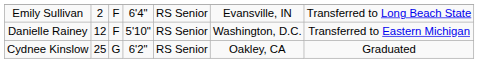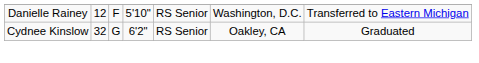- row: (48, 13)
(100, 49) 25 -> (100, 31) 32
